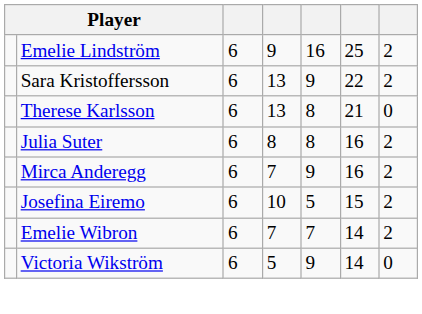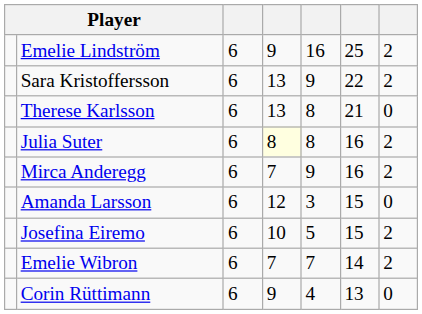(272, 141) no background -> (272, 141) lightyellow background
+ row: (86, 202)
- row: (92, 263)
+ row: (85, 293)
